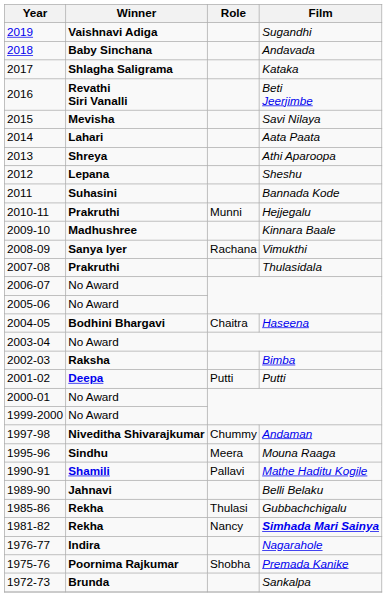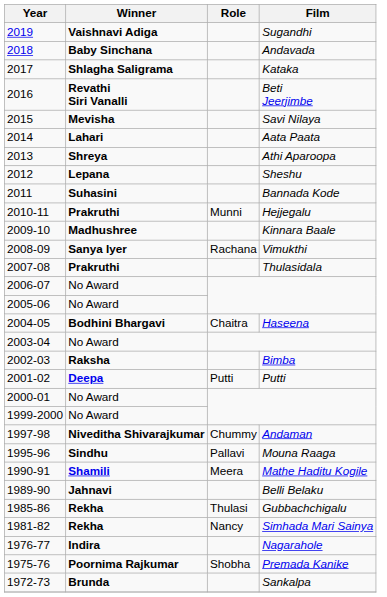(227, 452) Meera -> (227, 452) Pallavi
(227, 471) Pallavi -> (227, 471) Meera
(321, 527) bold -> (318, 527) normal
